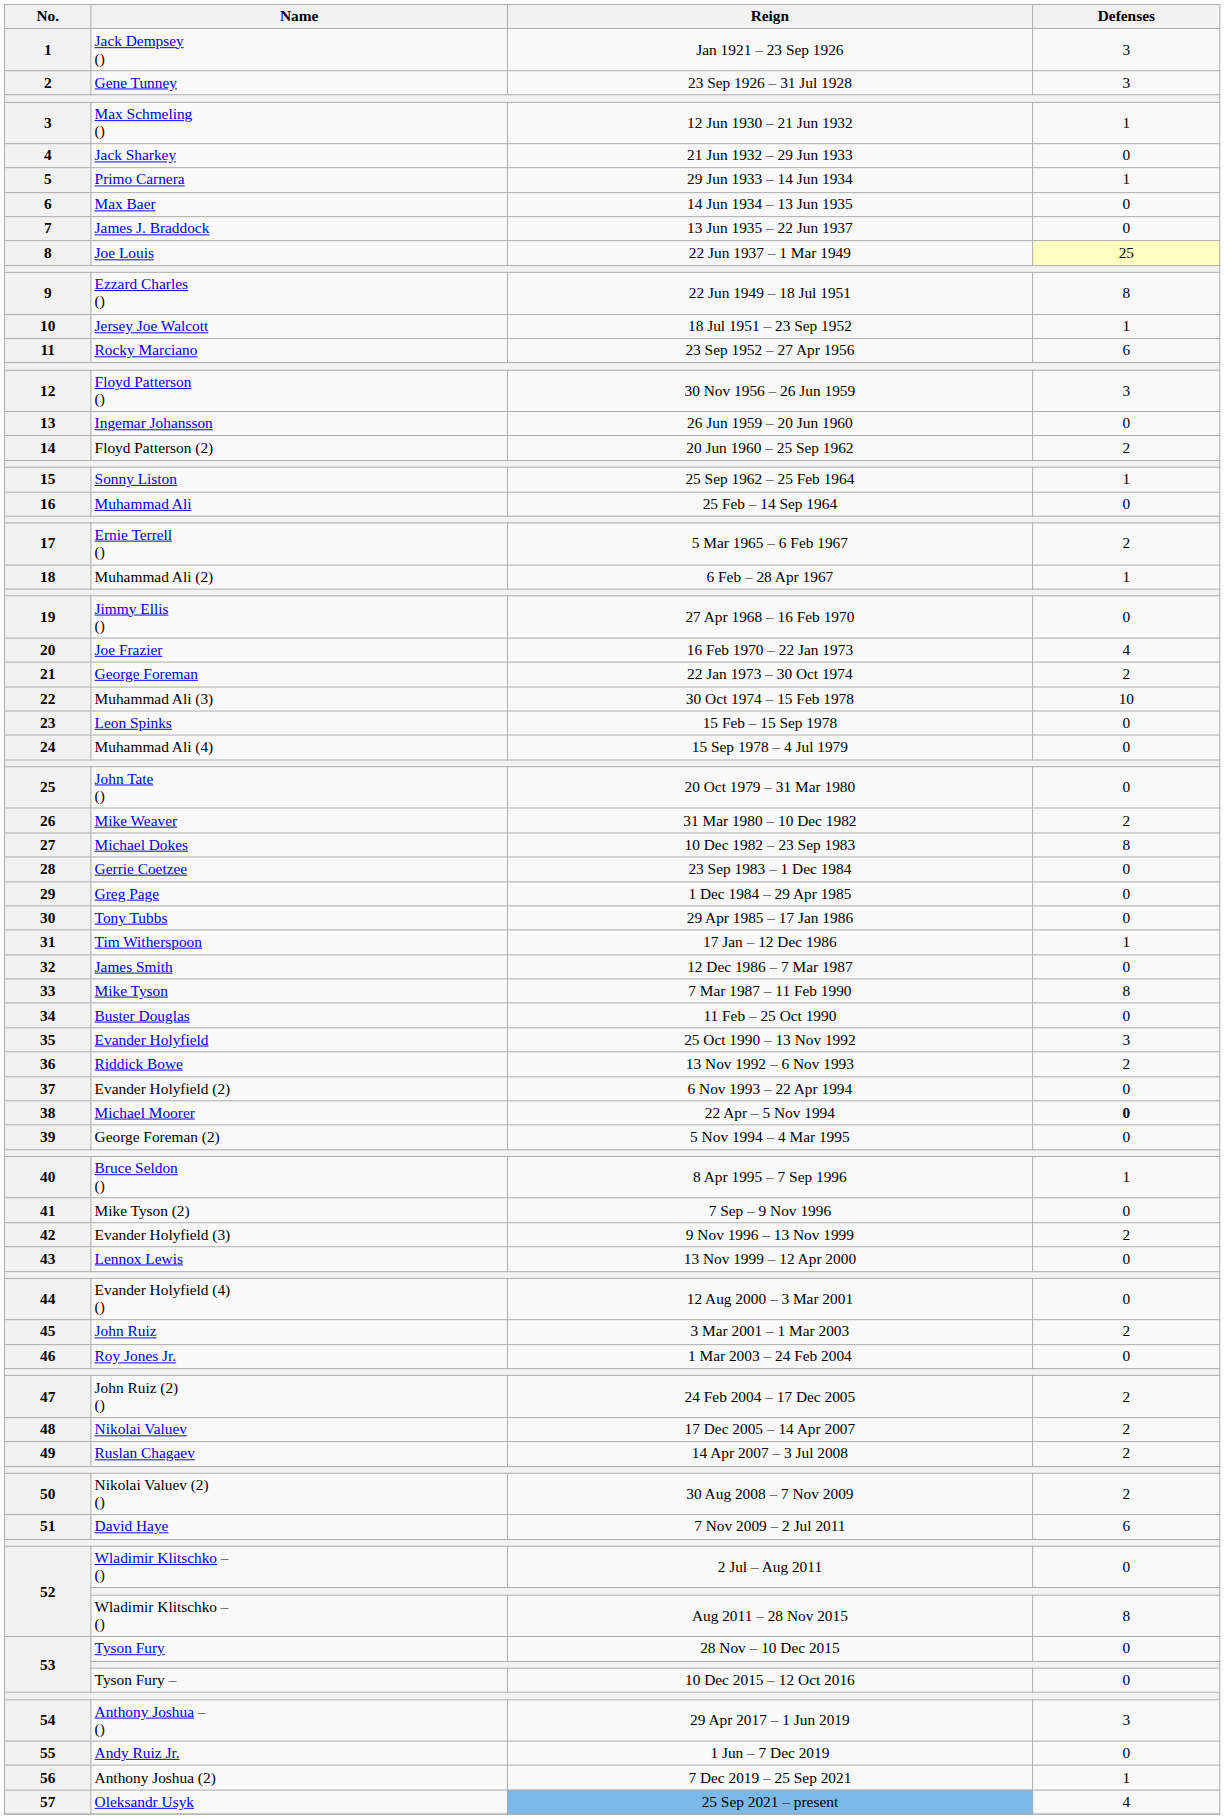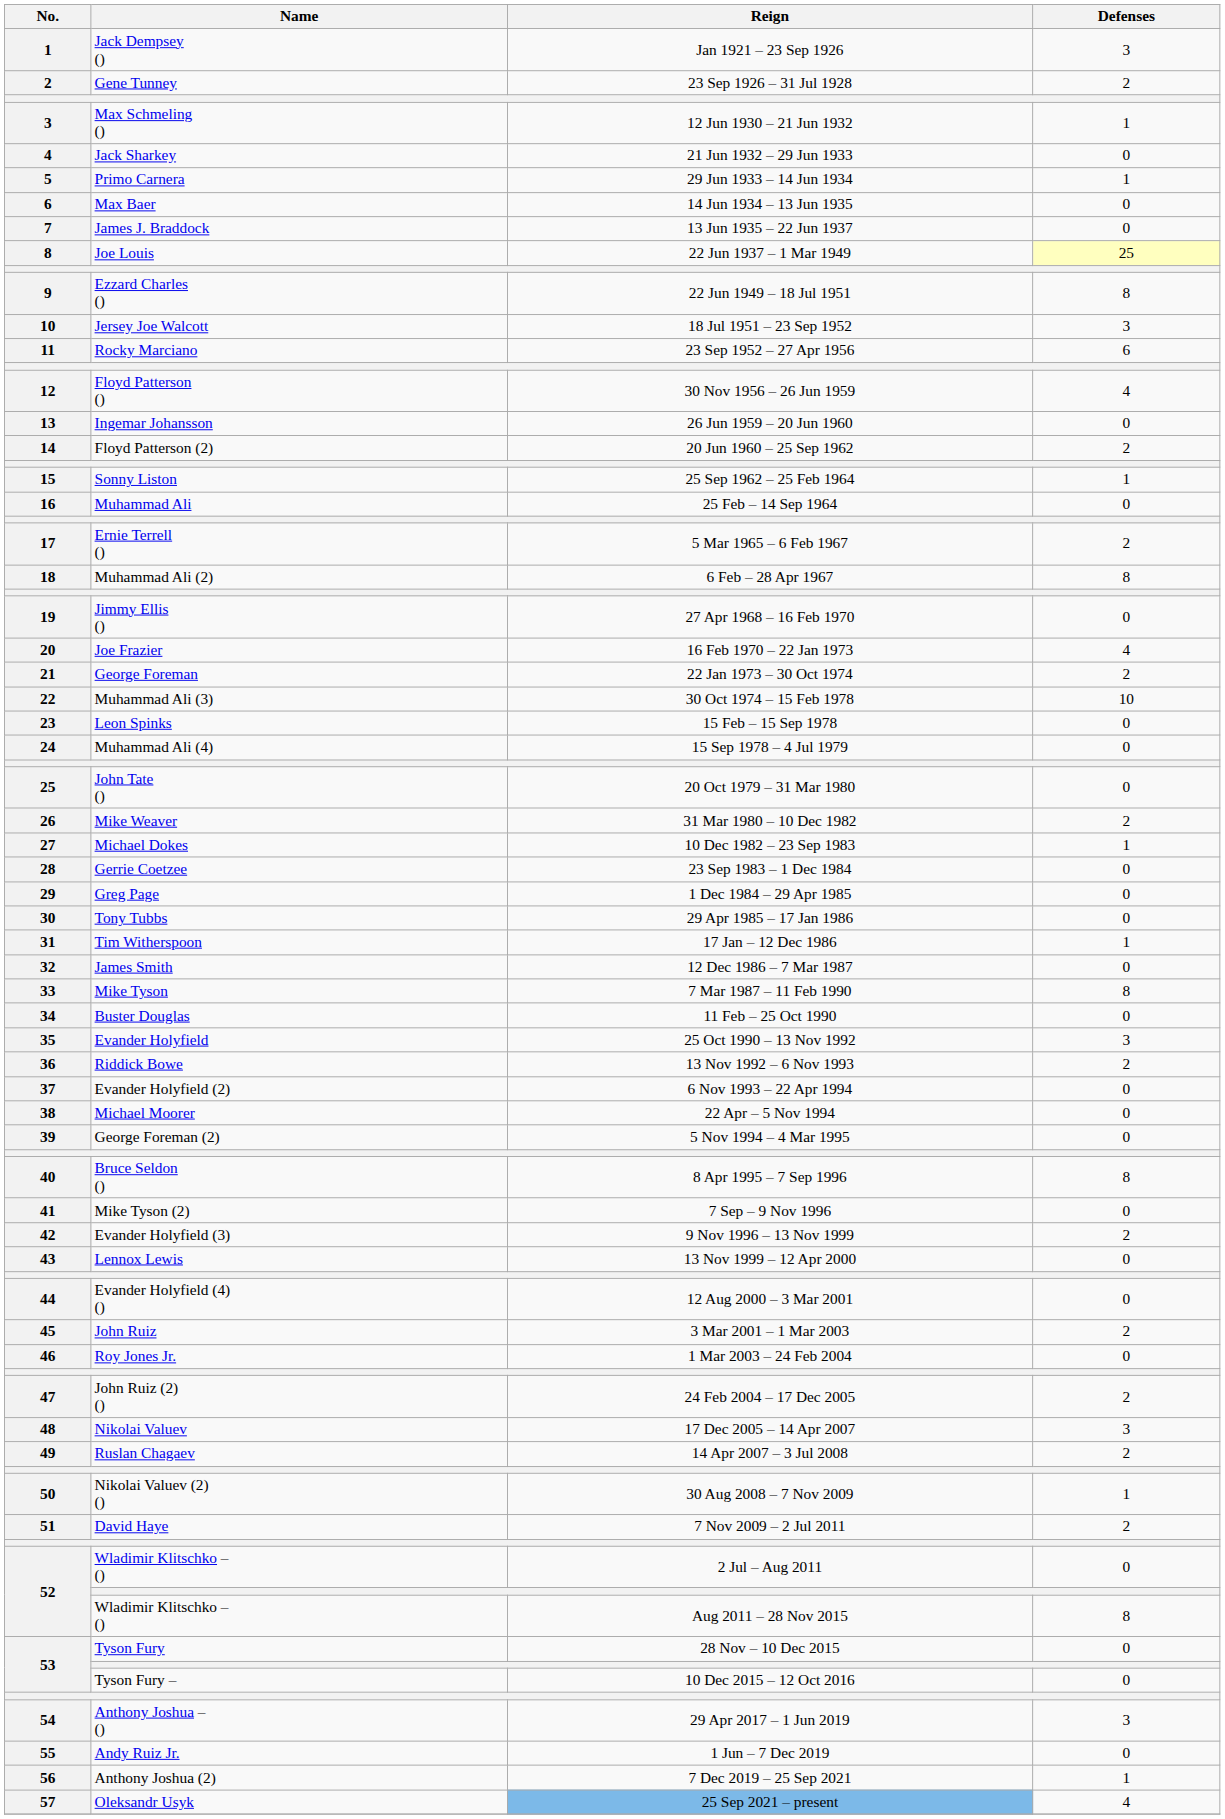(1126, 82) 3 -> (1126, 82) 2
(1126, 326) 1 -> (1126, 326) 3
(1126, 390) 3 -> (1126, 390) 4
(1126, 576) 1 -> (1126, 576) 8
(1126, 844) 8 -> (1126, 844) 1
(1126, 1112) bold -> (1126, 1112) normal
(1126, 1177) 1 -> (1126, 1177) 8
(1126, 1429) 2 -> (1126, 1429) 3
(1126, 1493) 2 -> (1126, 1493) 1
(1126, 1526) 6 -> (1126, 1526) 2
